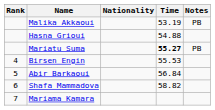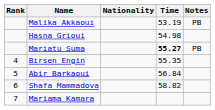(170, 36) 54.88 -> (170, 36) 54.98
(170, 61) 55.53 -> (170, 61) 55.35
